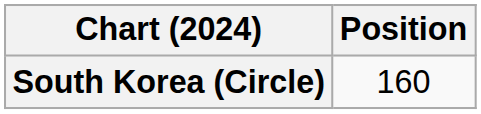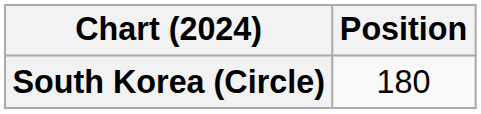(404, 81) 160 -> (404, 81) 180
